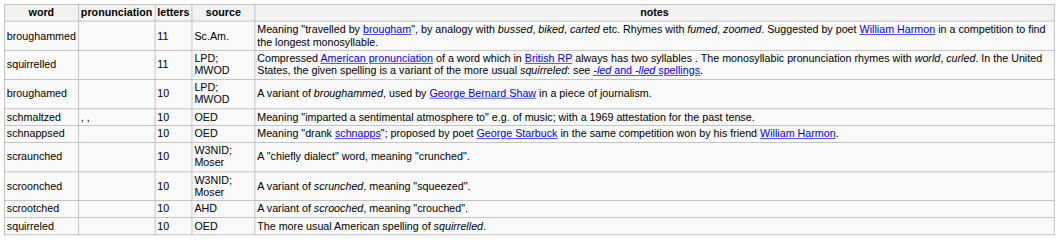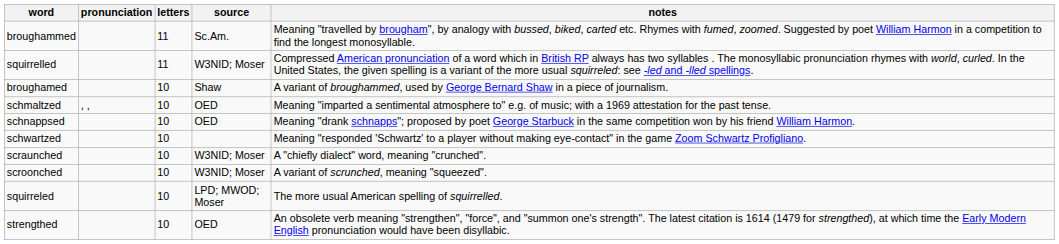(212, 65) LPD; MWOD -> (230, 65) W3NID; Moser
(212, 94) LPD; MWOD -> (208, 88) Shaw
+ row: (34, 139)
- row: (33, 209)
(206, 226) OED -> (227, 196) LPD; MWOD; Moser
+ row: (32, 225)
